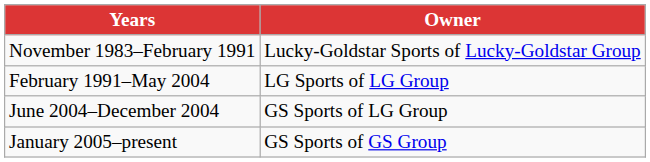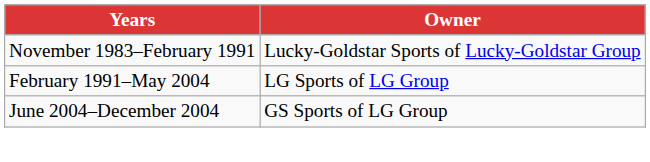- row: (93, 141)
